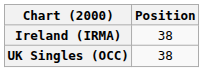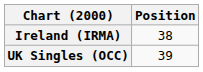(165, 56) 38 -> (165, 56) 39
